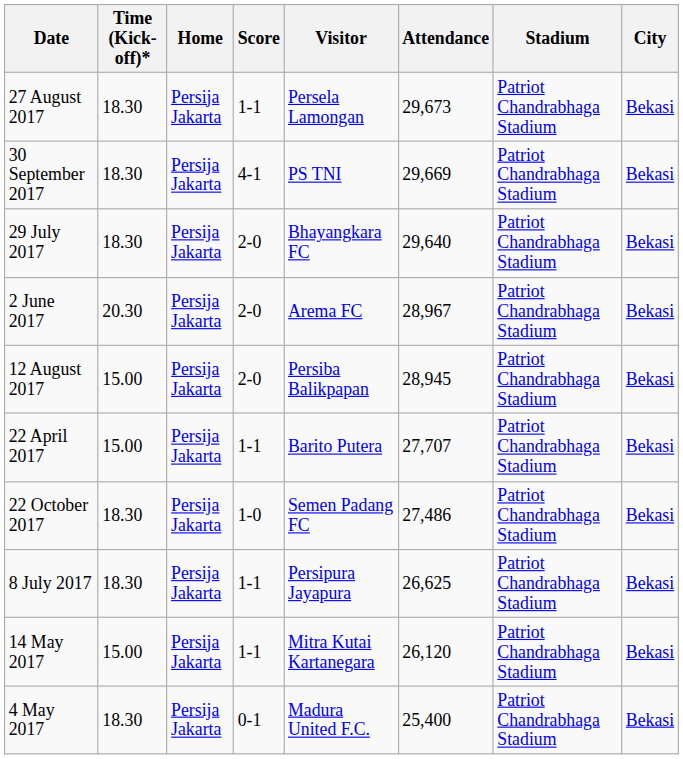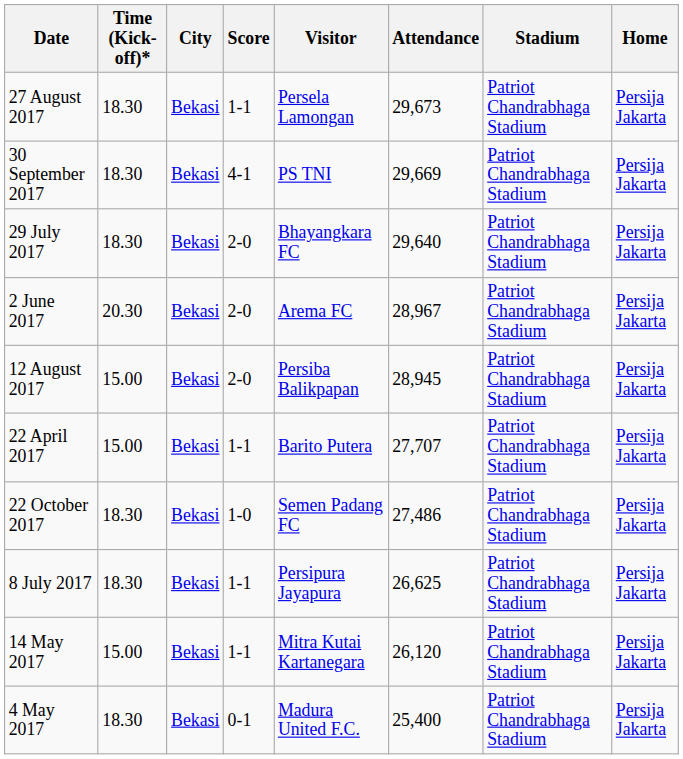columns swapped: (200, 38) <-> (650, 38)
